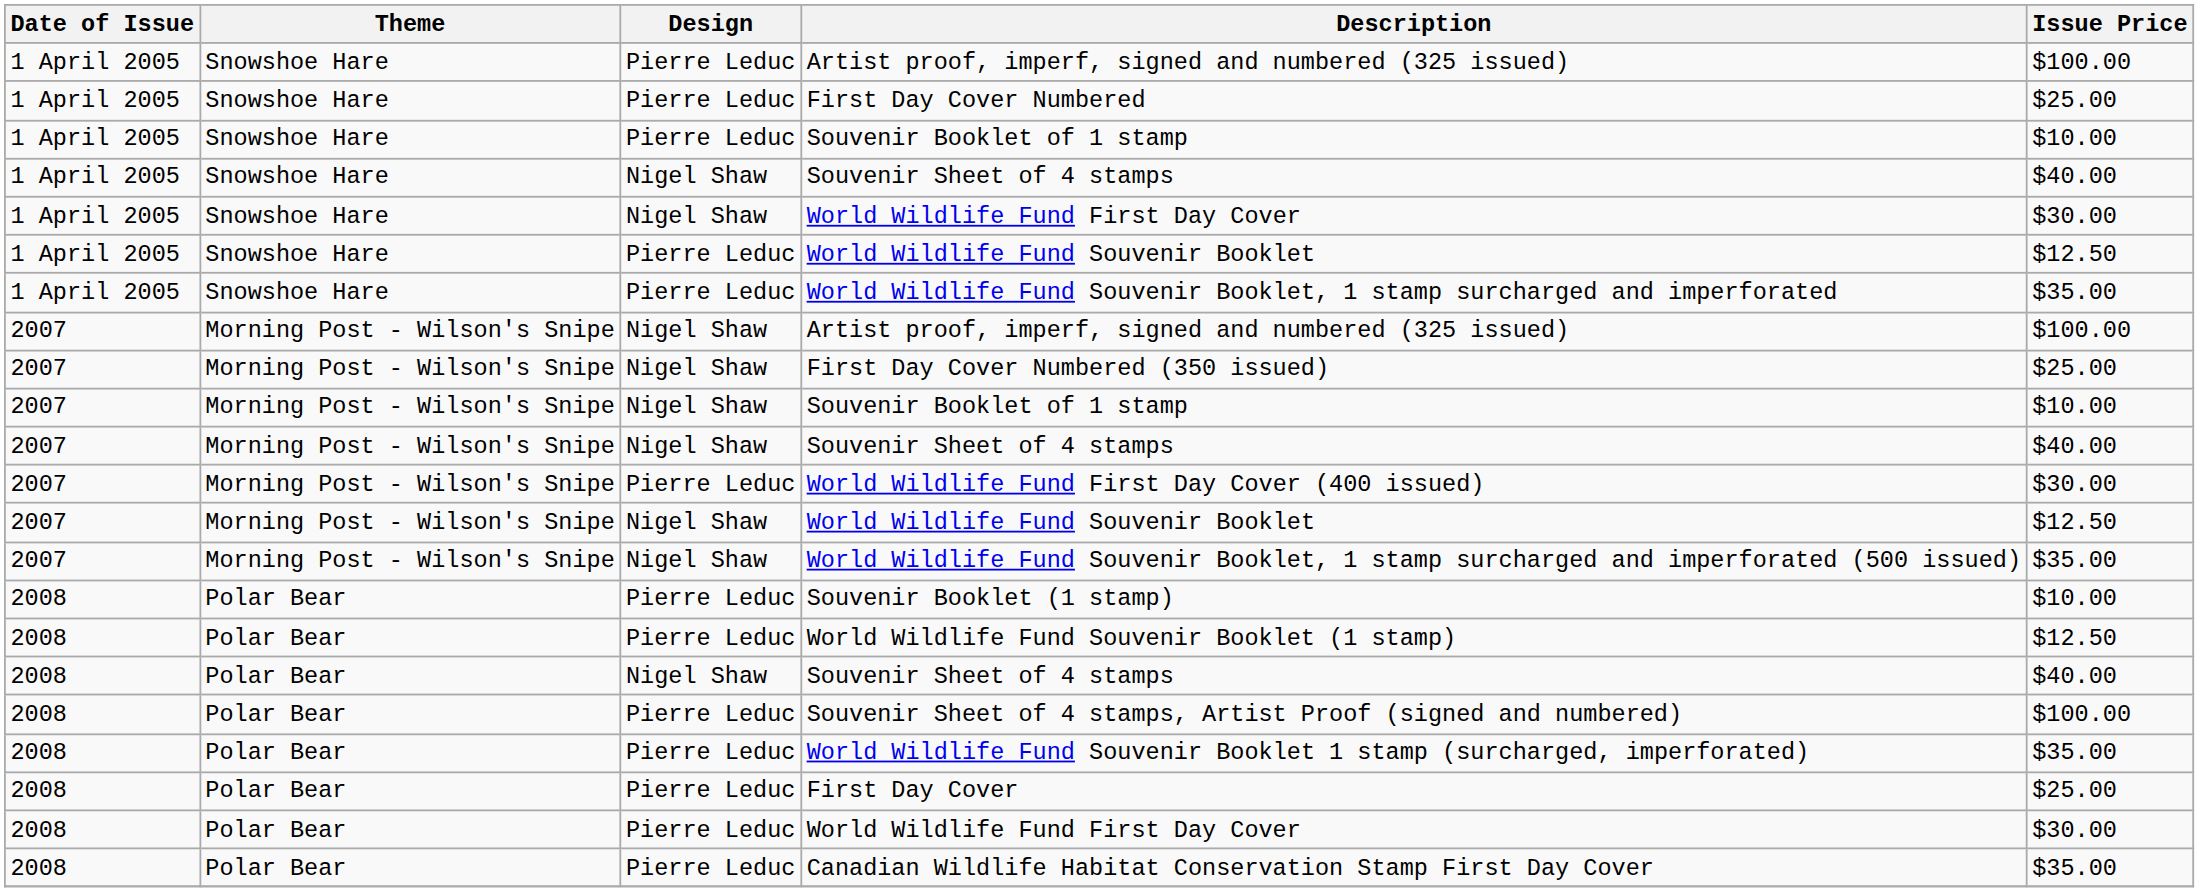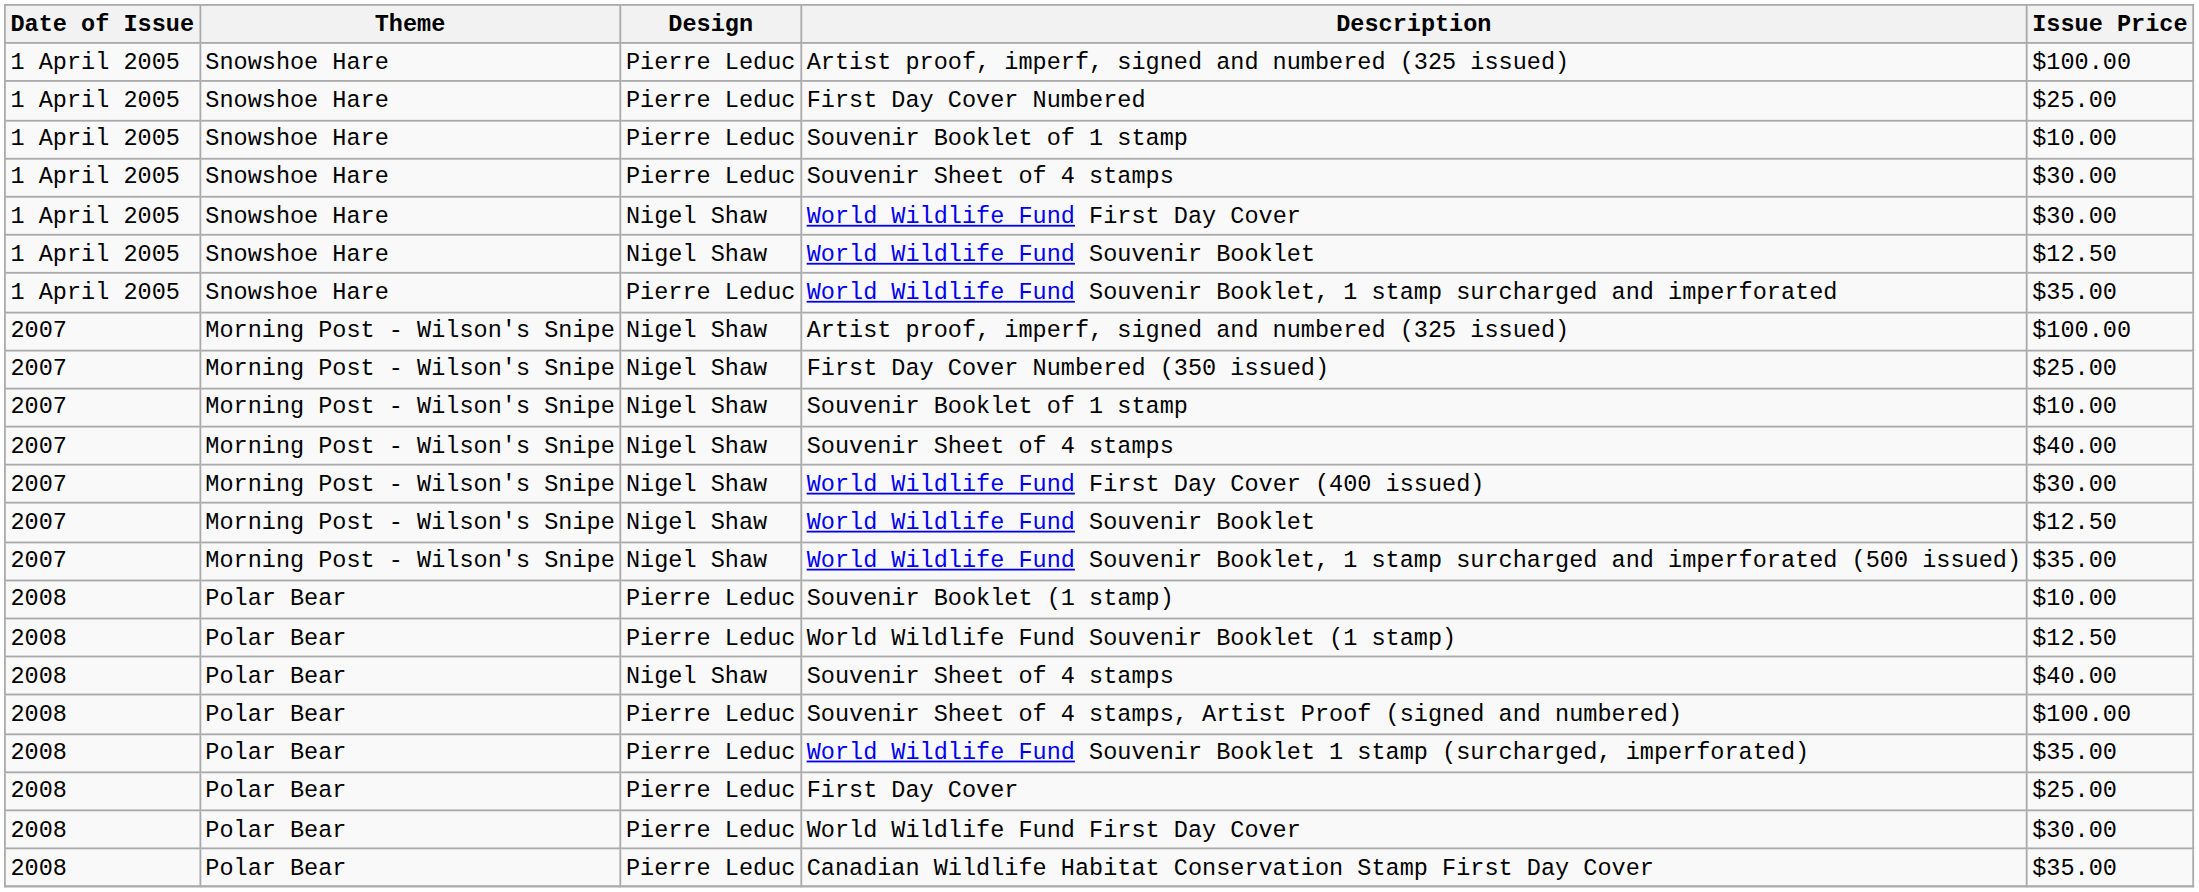(697, 177) Nigel Shaw -> (711, 177) Pierre Leduc
(2075, 177) $40.00 -> (2075, 177) $30.00
(711, 254) Pierre Leduc -> (697, 254) Nigel Shaw
(711, 484) Pierre Leduc -> (697, 484) Nigel Shaw
